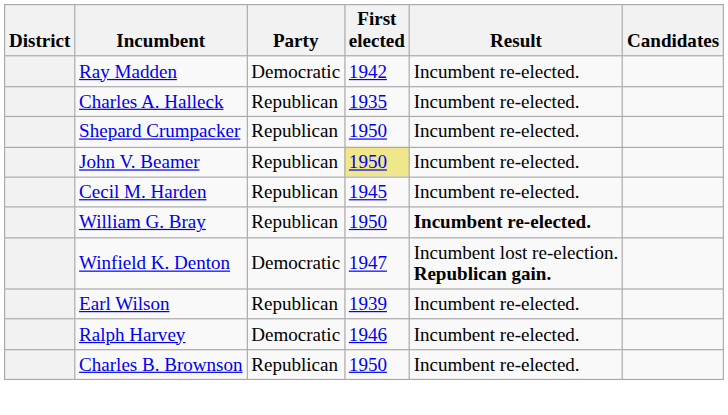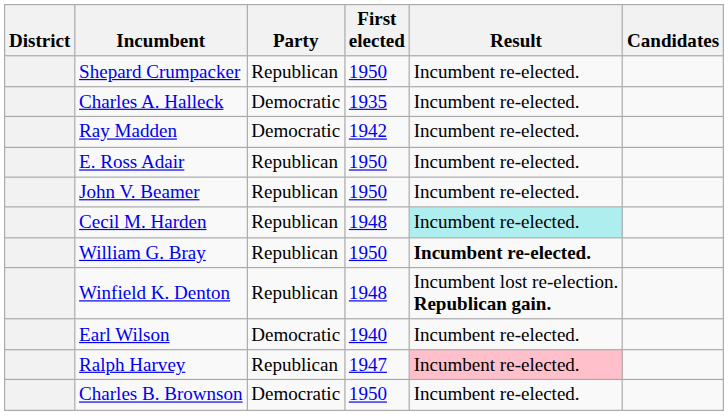rows swapped: (128, 71) <-> (160, 131)
(295, 101) Republican -> (296, 101) Democratic
+ row: (132, 161)
(368, 161) khaki background -> (368, 191) no background
(368, 191) 1945 -> (368, 222) 1948
(497, 191) no background -> (497, 222) paleturquoise background
(296, 263) Democratic -> (295, 293) Republican
(368, 263) 1947 -> (368, 293) 1948
(295, 304) Republican -> (296, 334) Democratic
(368, 304) 1939 -> (368, 334) 1940
(296, 334) Democratic -> (295, 364) Republican
(368, 334) 1946 -> (368, 364) 1947
(497, 334) no background -> (497, 364) pink background
(295, 364) Republican -> (296, 394) Democratic
